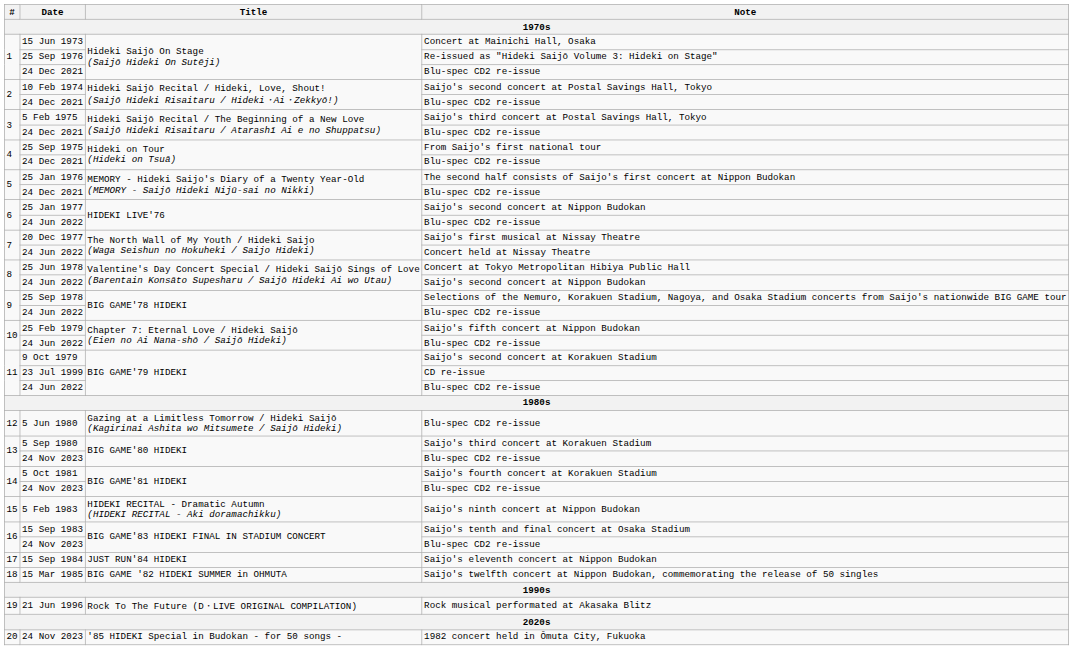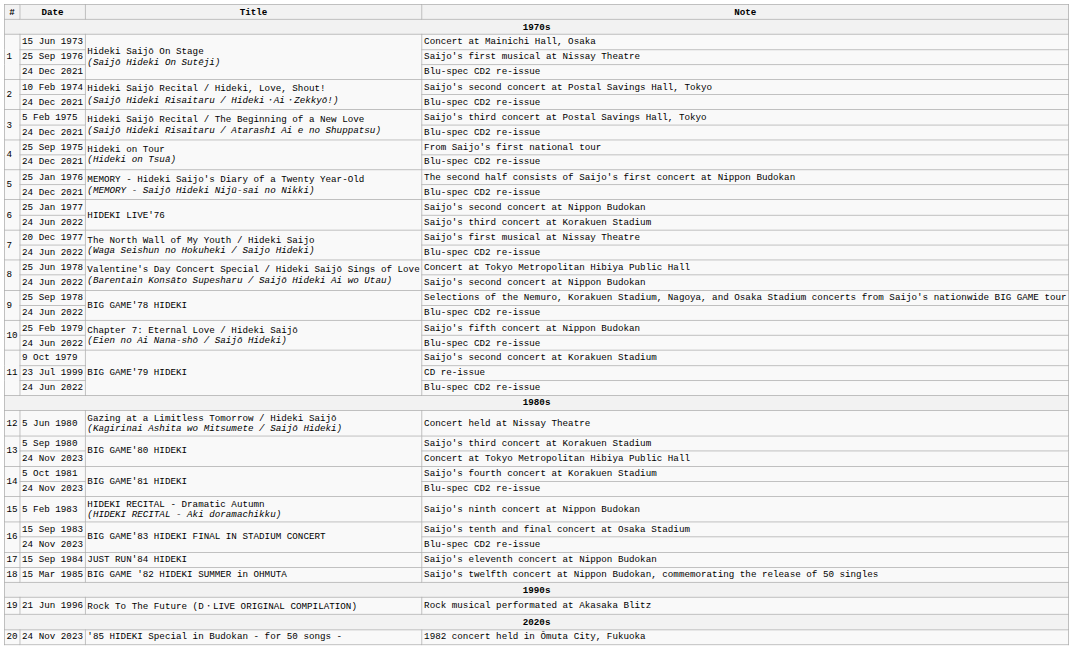(571, 57) Re-issued as "Hideki Saijō Volume 3: Hideki on Stage" -> (532, 57) Saijo's first musical at Nissay Theatre
(482, 222) Blu-spec CD2 re-issue -> (538, 222) Saijo's third concert at Korakuen Stadium
(507, 253) Concert held at Nissay Theatre -> (482, 253) Blu-spec CD2 re-issue
(482, 423) Blu-spec CD2 re-issue -> (507, 423) Concert held at Nissay Theatre
(482, 459) Blu-spec CD2 re-issue -> (557, 459) Concert at Tokyo Metropolitan Hibiya Public Hall
